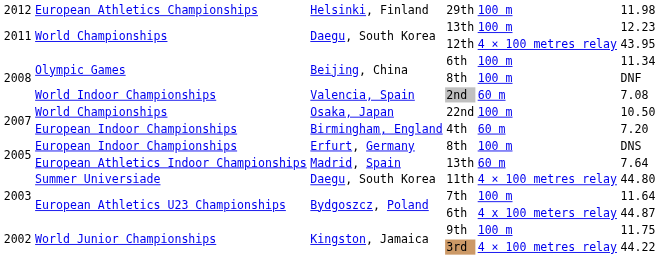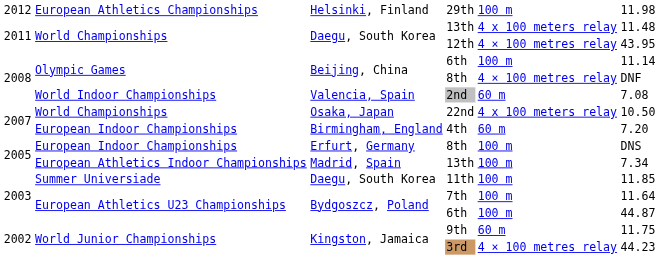(495, 27) 100 m -> (547, 27) 4 x 100 meters relay
(638, 27) 12.23 -> (638, 27) 11.48
(638, 61) 11.34 -> (638, 61) 11.14
(495, 78) 100 m -> (547, 78) 4 × 100 metres relay
(495, 112) 100 m -> (547, 112) 4 x 100 meters relay
(492, 163) 60 m -> (495, 163) 100 m
(634, 163) 7.64 -> (634, 163) 7.34
(547, 179) 4 × 100 metres relay -> (495, 179) 100 m
(638, 179) 44.80 -> (638, 179) 11.85
(547, 213) 4 x 100 meters relay -> (495, 213) 100 m
(495, 230) 100 m -> (492, 230) 60 m
(638, 247) 44.22 -> (638, 247) 44.23
